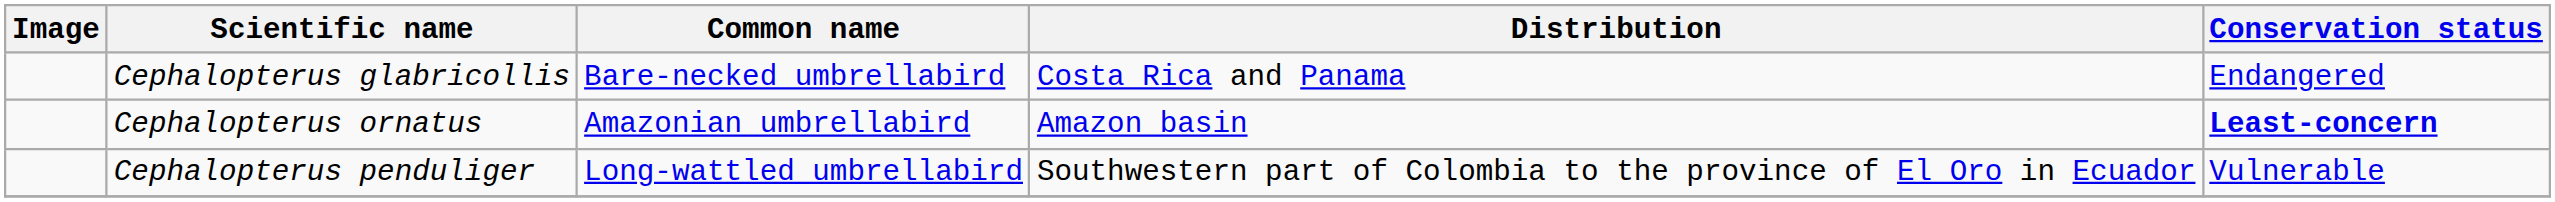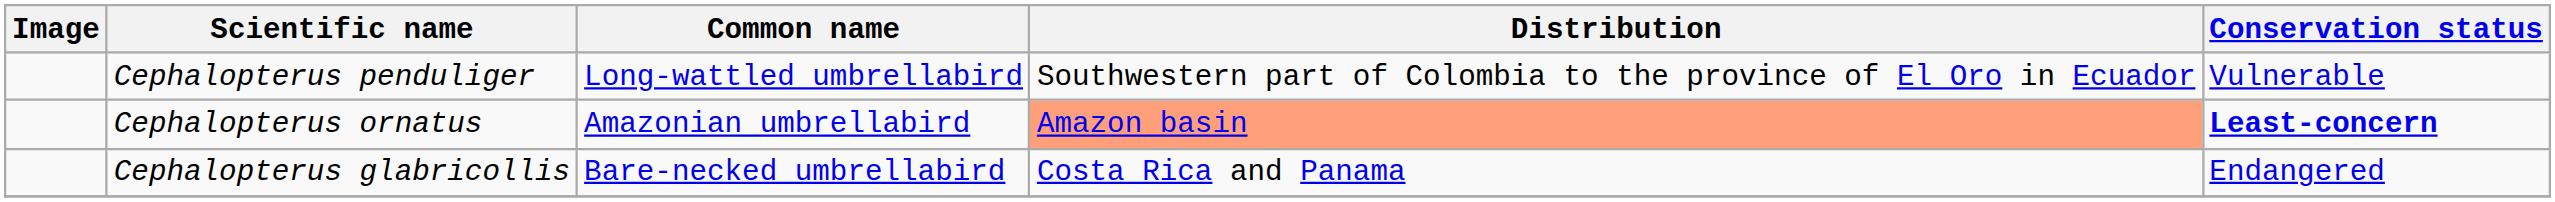rows swapped: (324, 172) <-> (342, 77)
(1142, 124) no background -> (1142, 124) lightsalmon background
